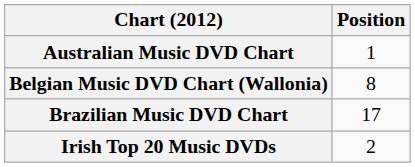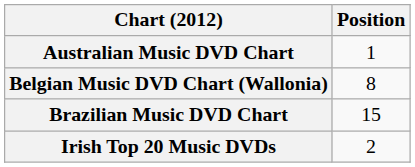(371, 114) 17 -> (371, 114) 15
